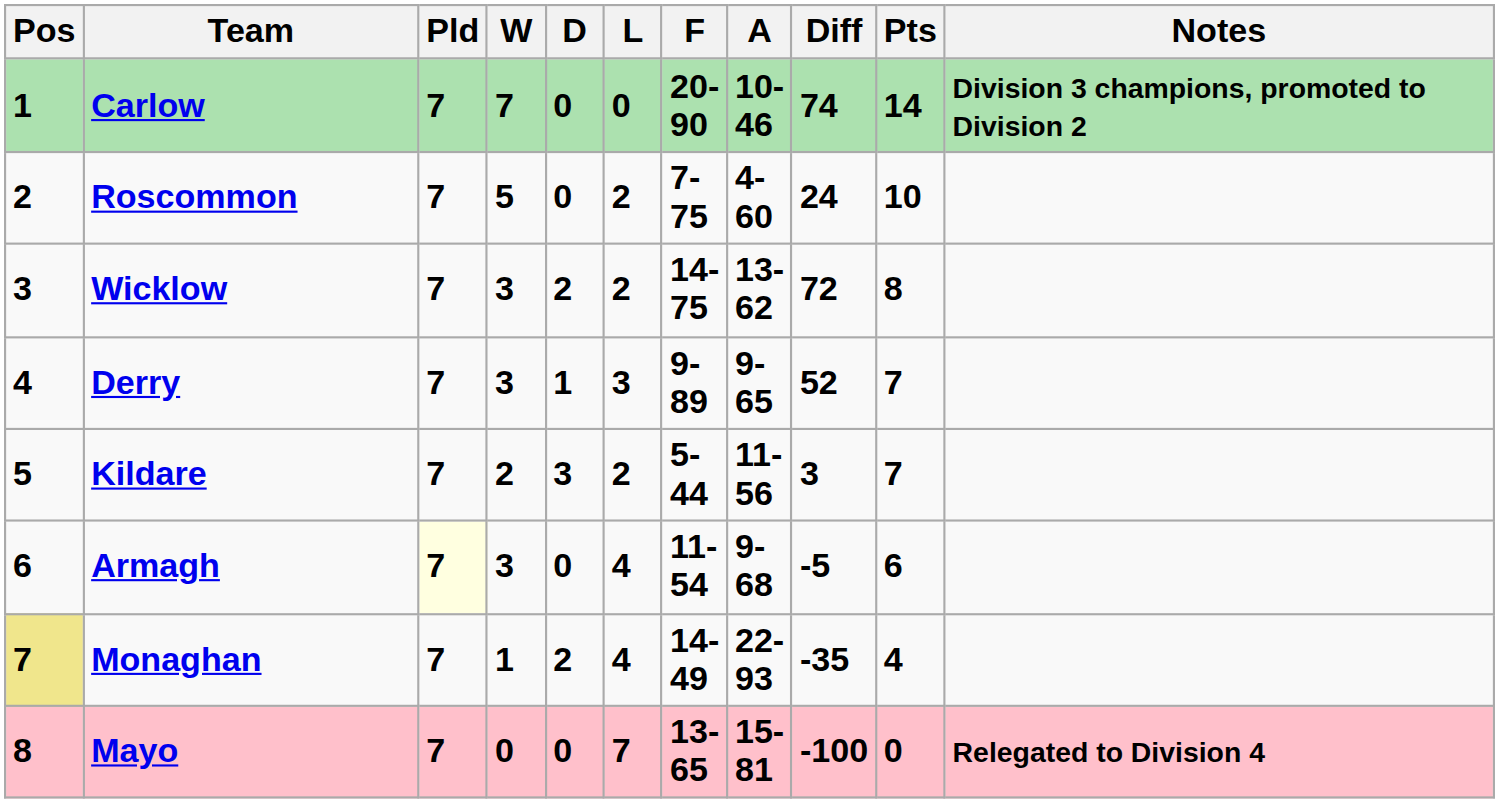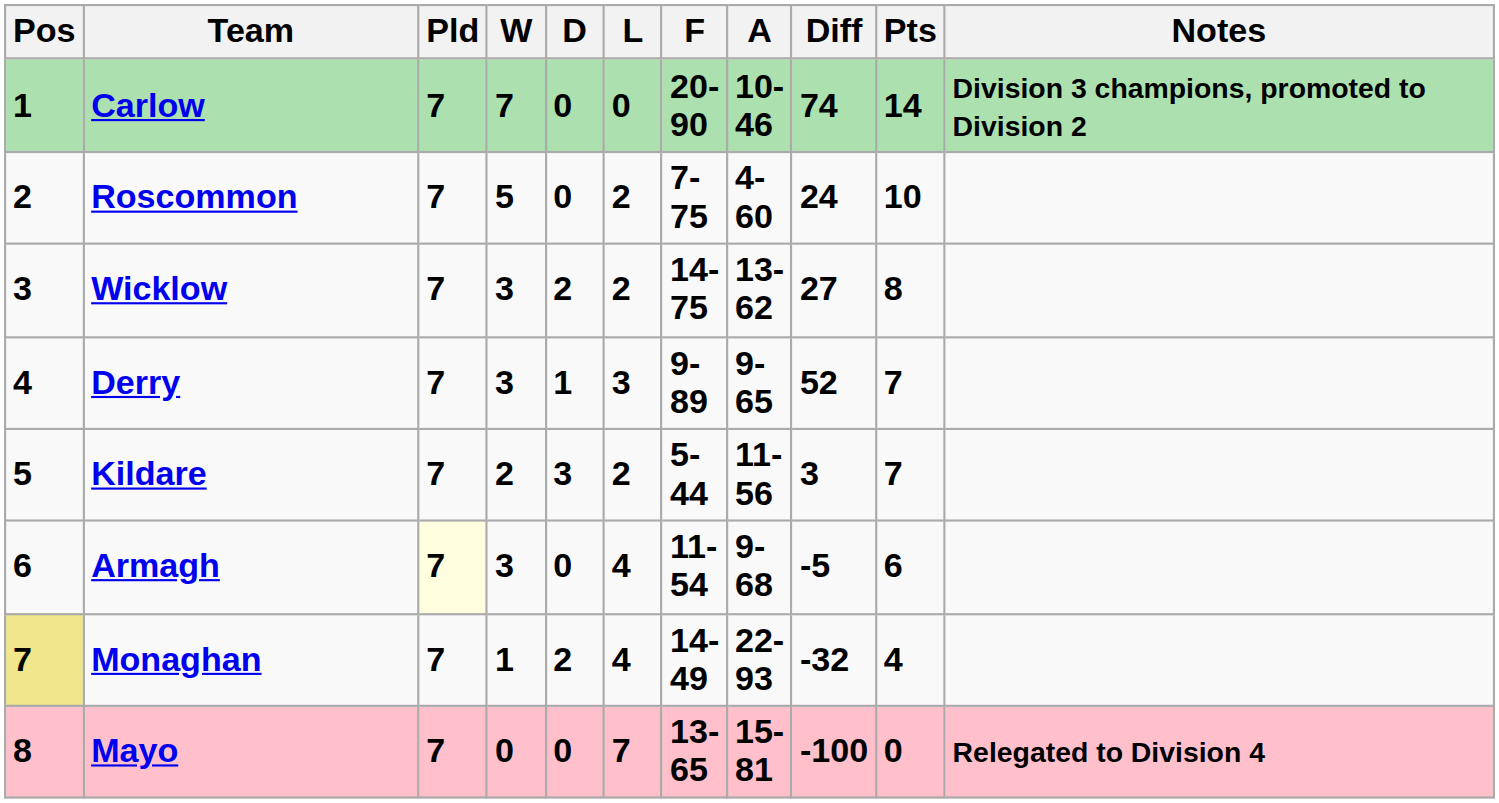(819, 289) 72 -> (819, 289) 27
(825, 659) -35 -> (825, 659) -32
